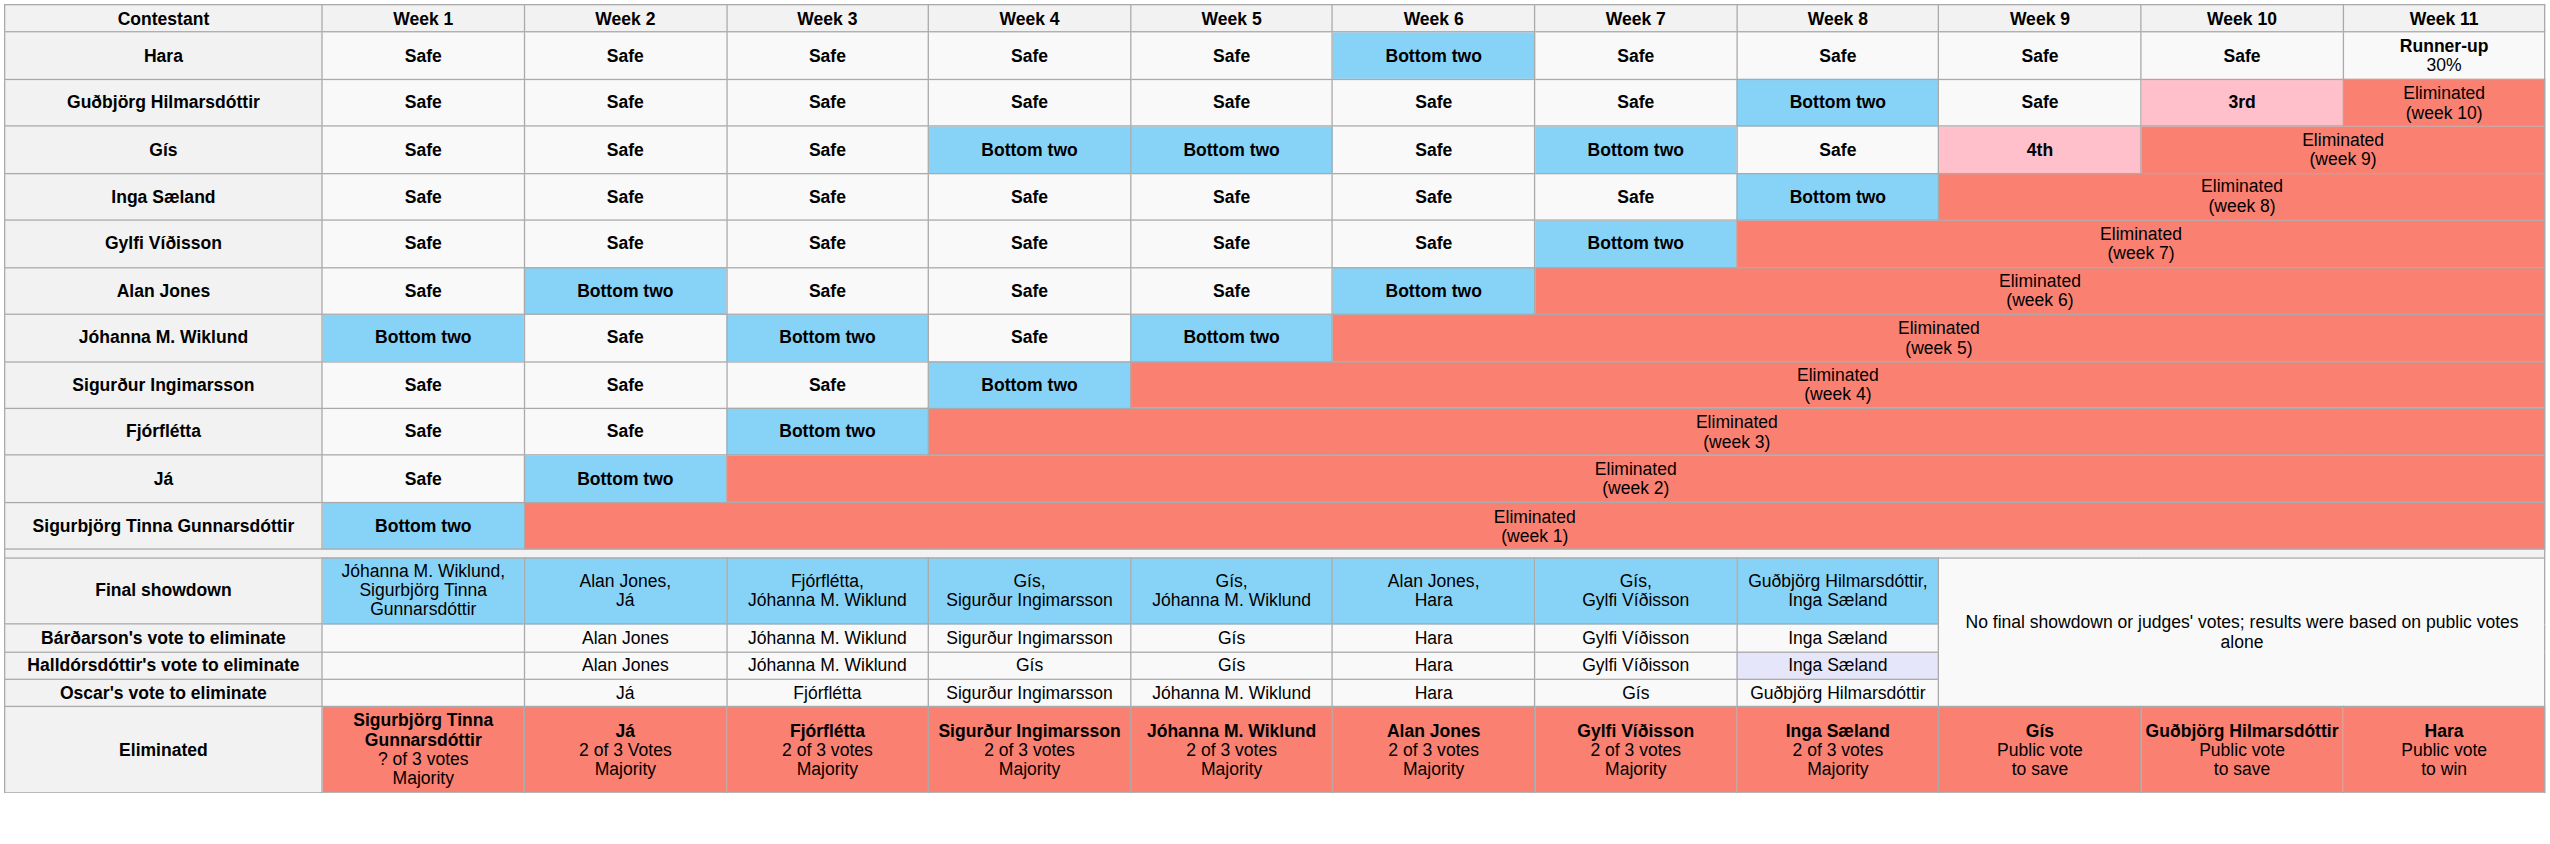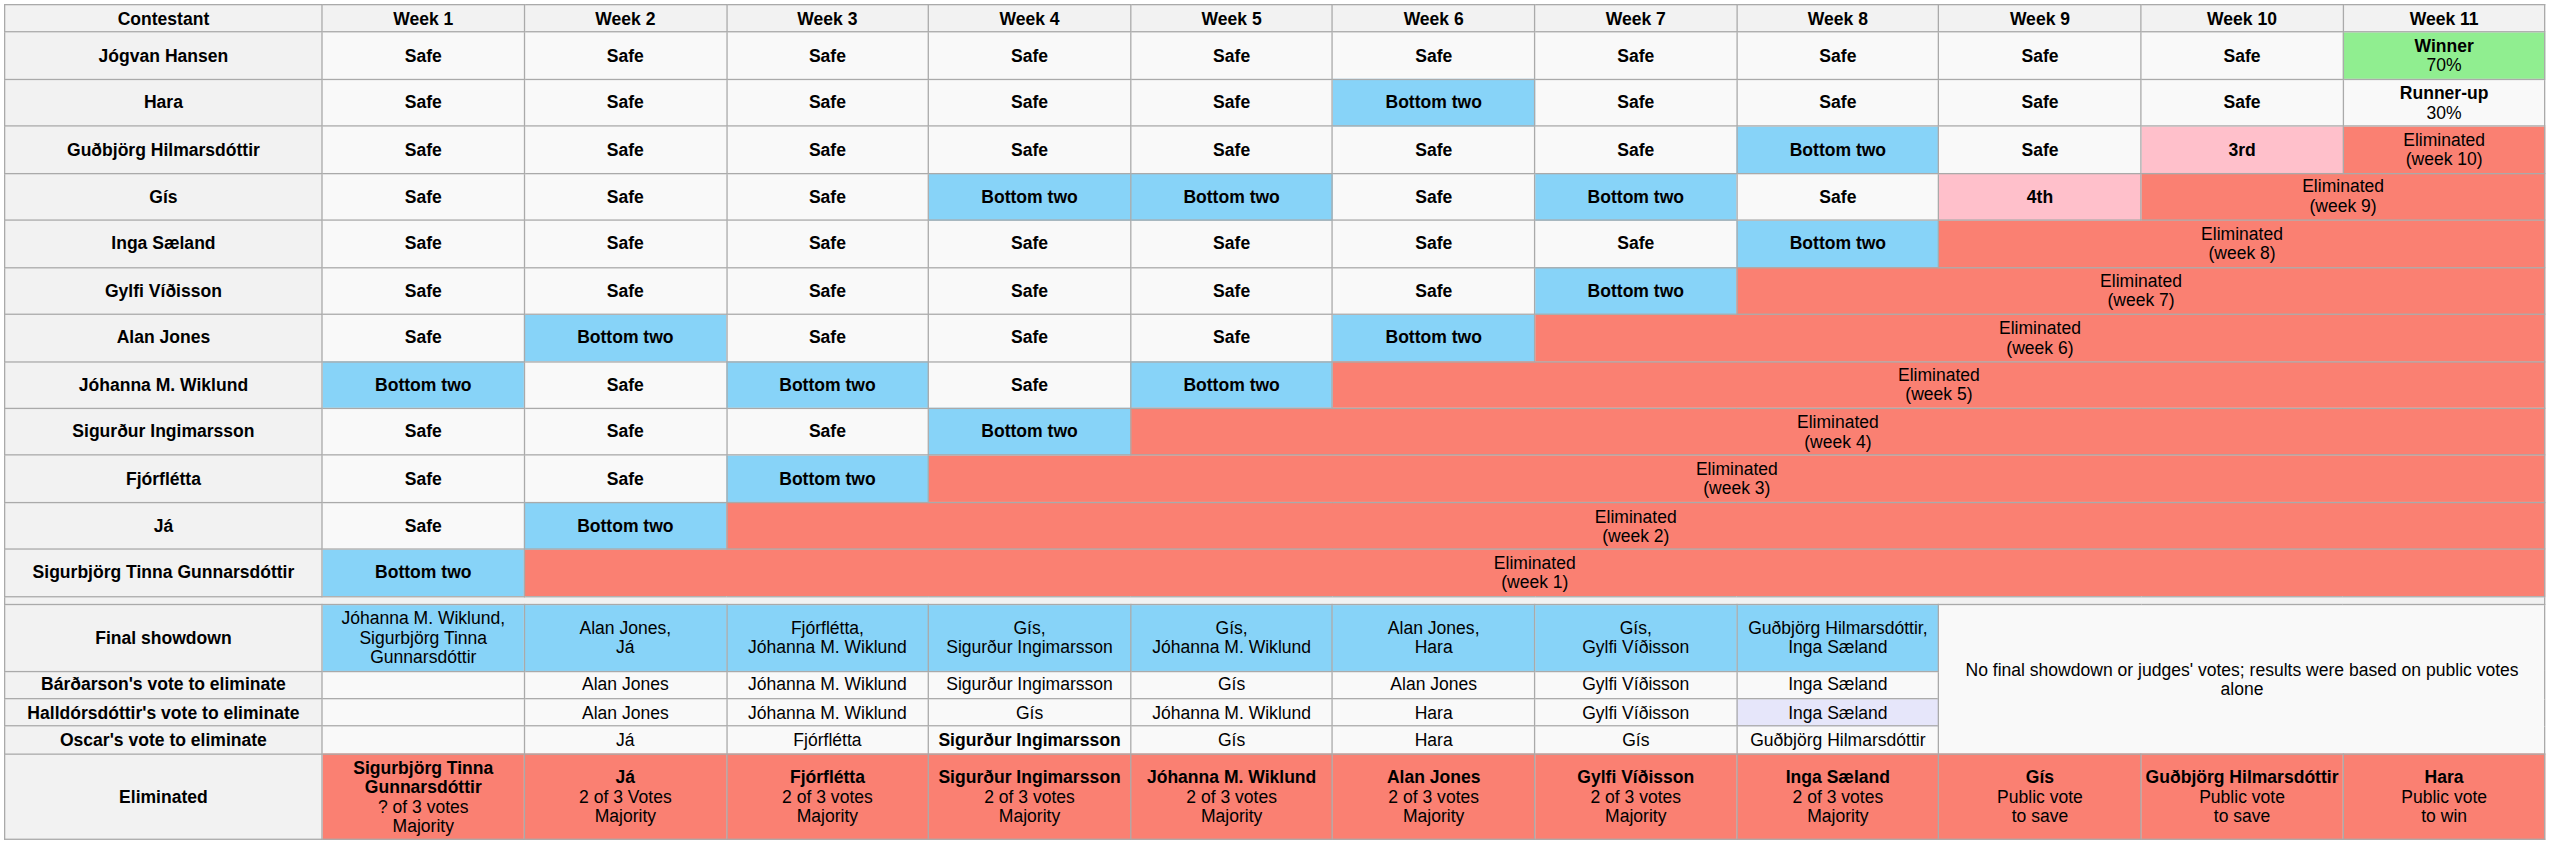+ row: (163, 55)
(1434, 637) Hara -> (1434, 684) Alan Jones
(1232, 665) Gís -> (1232, 712) Jóhanna M. Wiklund
(1030, 693) normal -> (1030, 740) bold
(1232, 693) Jóhanna M. Wiklund -> (1232, 740) Gís
